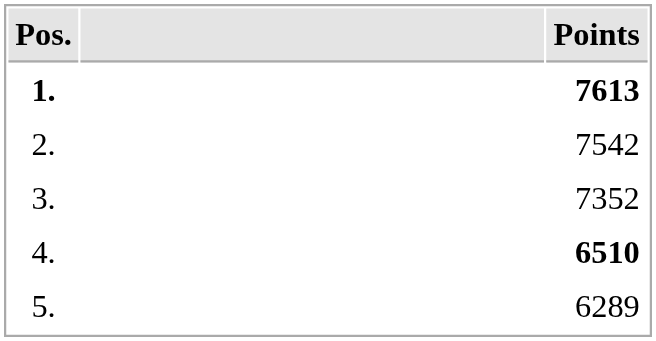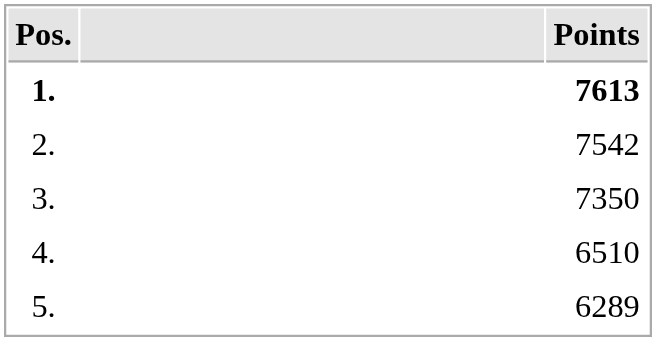(607, 198) 7352 -> (607, 198) 7350
(607, 252) bold -> (607, 252) normal
